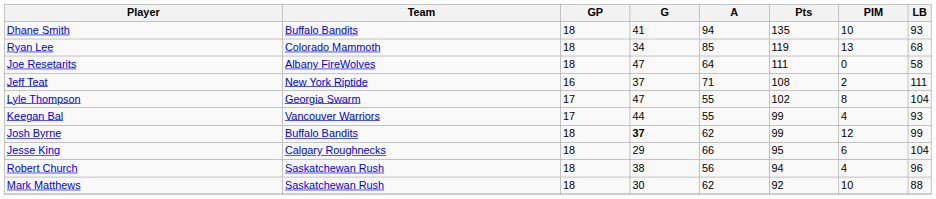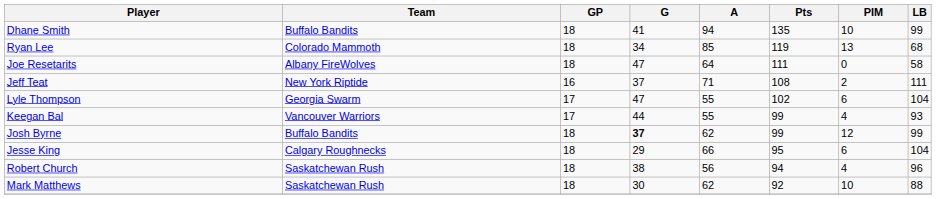(917, 30) 93 -> (917, 30) 99
(844, 99) 8 -> (844, 99) 6
